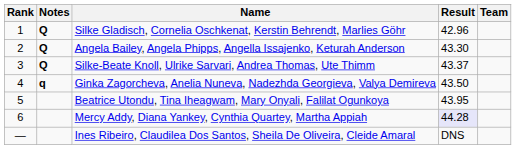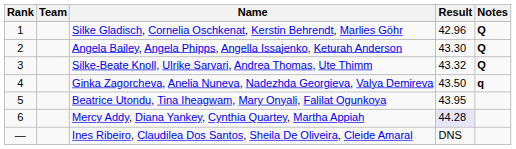columns swapped: (494, 13) <-> (54, 13)
(455, 65) 43.37 -> (452, 65) 43.32
